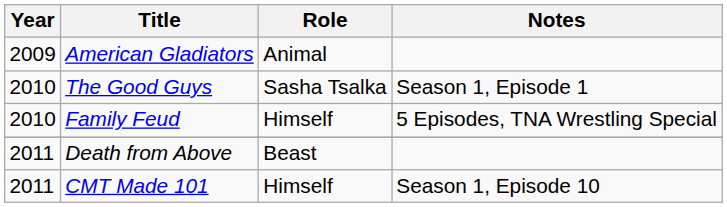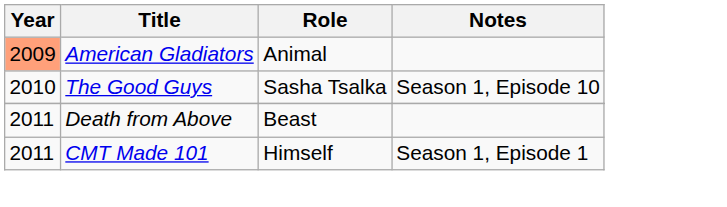(33, 53) no background -> (33, 53) lightsalmon background
(492, 86) Season 1, Episode 1 -> (498, 86) Season 1, Episode 10
- row: (123, 119)
(498, 185) Season 1, Episode 10 -> (492, 152) Season 1, Episode 1
